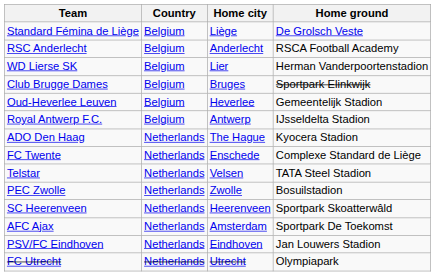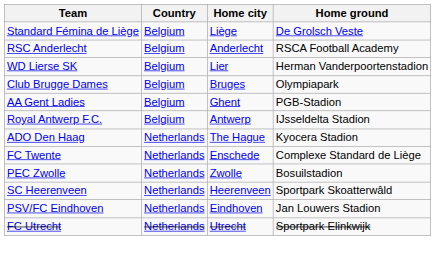(323, 84) Sportpark Elinkwijk -> (307, 84) Olympiapark
- row: (62, 102)
+ row: (46, 102)
- row: (23, 173)
- row: (30, 226)
(307, 262) Olympiapark -> (323, 226) Sportpark Elinkwijk
